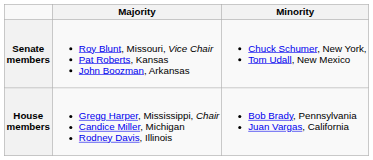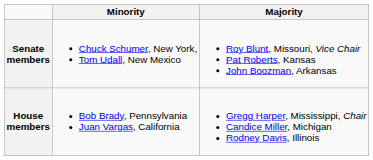columns swapped: (137, 12) <-> (295, 12)
